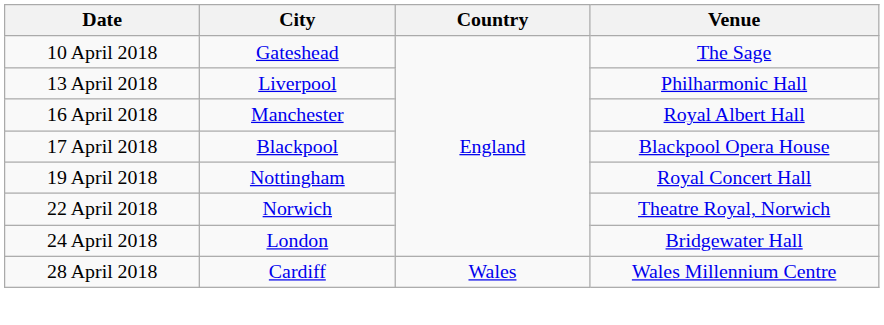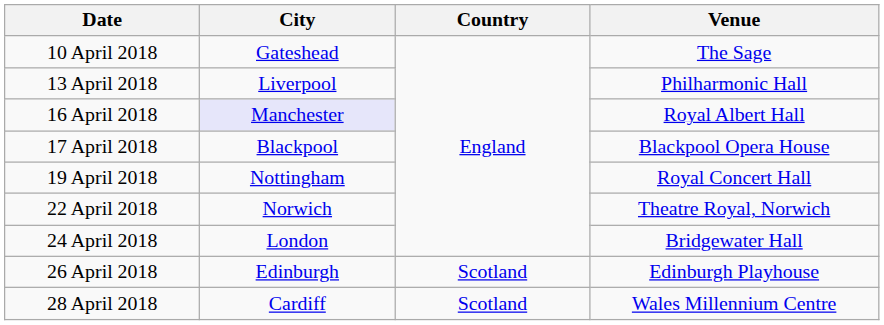(297, 114) no background -> (297, 114) lavender background
+ row: (102, 271)
(492, 271) Wales -> (492, 303) Scotland
